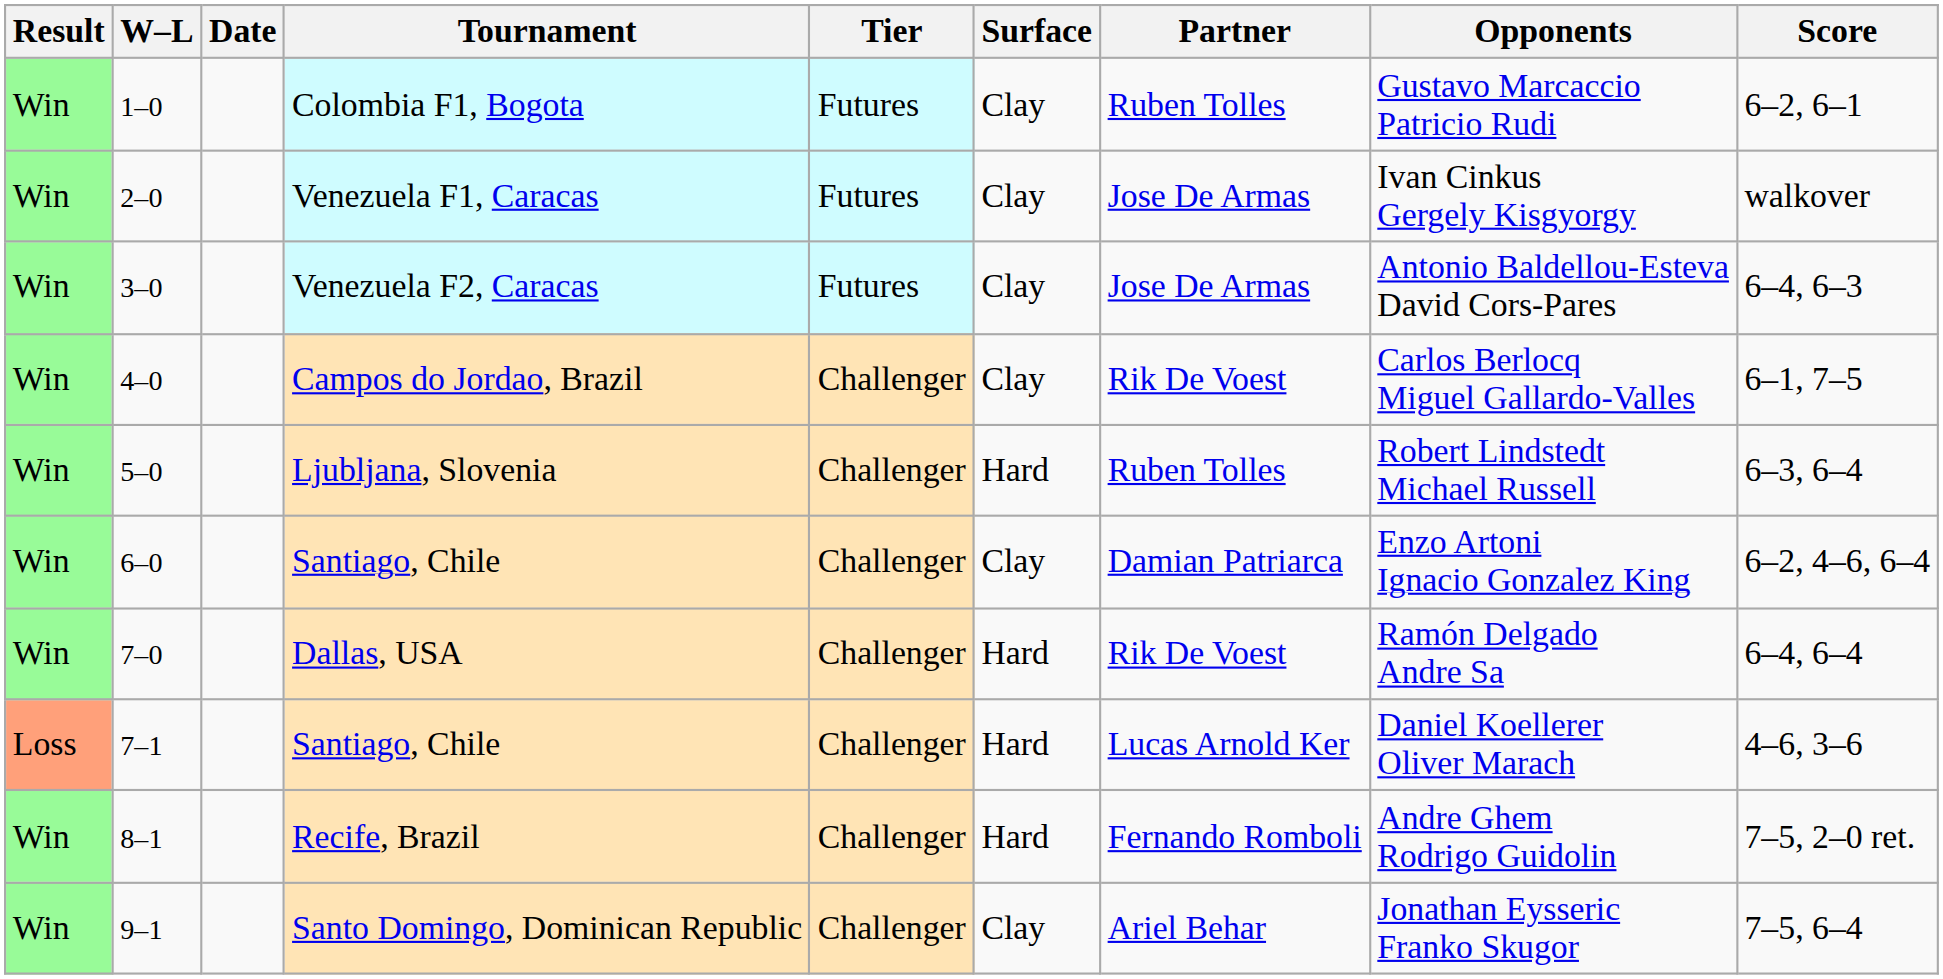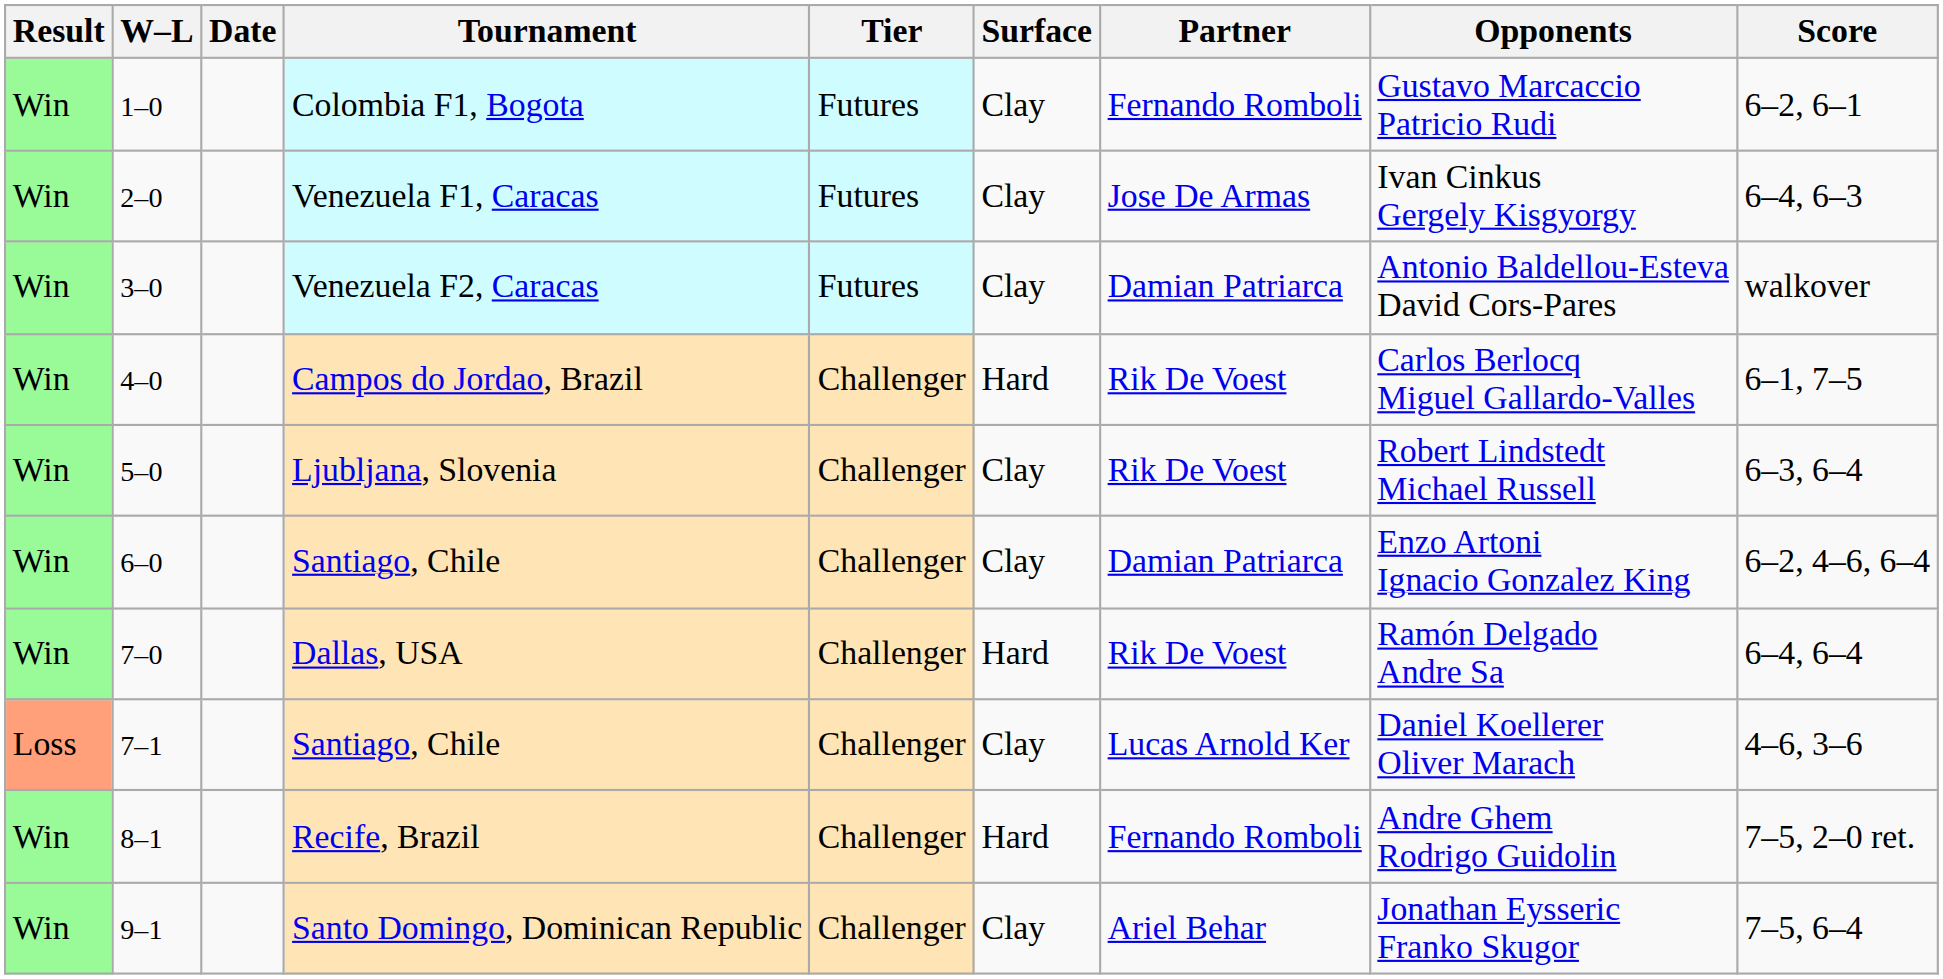(1197, 103) Ruben Tolles -> (1235, 103) Fernando Romboli
(1807, 195) walkover -> (1804, 195) 6–4, 6–3
(1209, 286) Jose De Armas -> (1225, 286) Damian Patriarca
(1804, 286) 6–4, 6–3 -> (1807, 286) walkover
(1013, 378) Clay -> (1015, 378) Hard
(1015, 469) Hard -> (1013, 469) Clay
(1197, 469) Ruben Tolles -> (1197, 469) Rik De Voest
(1015, 744) Hard -> (1013, 744) Clay
